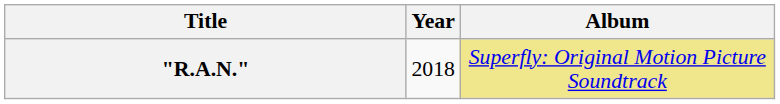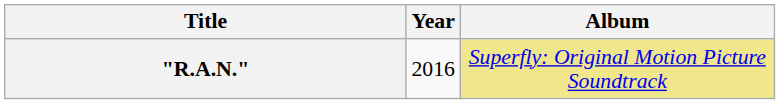(433, 68) 2018 -> (433, 68) 2016
